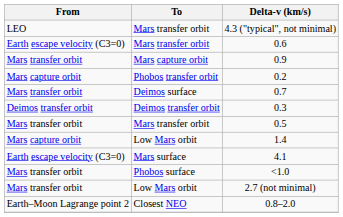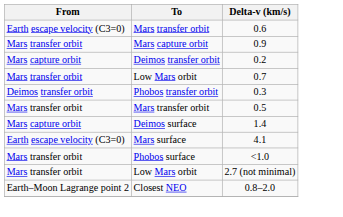- row: (280, 28)
(176, 76) Phobos transfer orbit -> (177, 60) Deimos transfer orbit
(165, 92) Deimos surface -> (165, 76) Low Mars orbit
(177, 108) Deimos transfer orbit -> (176, 92) Phobos transfer orbit
(165, 140) Low Mars orbit -> (165, 124) Deimos surface
